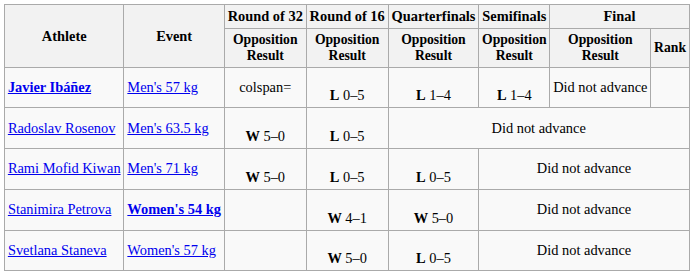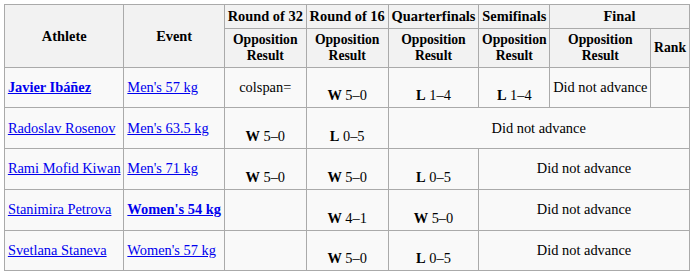(347, 95) L 0–5 -> (347, 95) W 5–0
(347, 177) L 0–5 -> (347, 177) W 5–0
